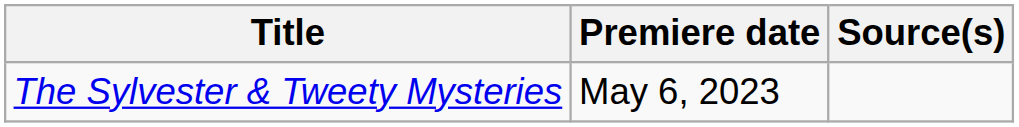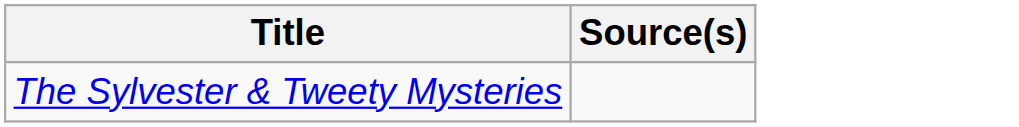- column: (700, 33)
